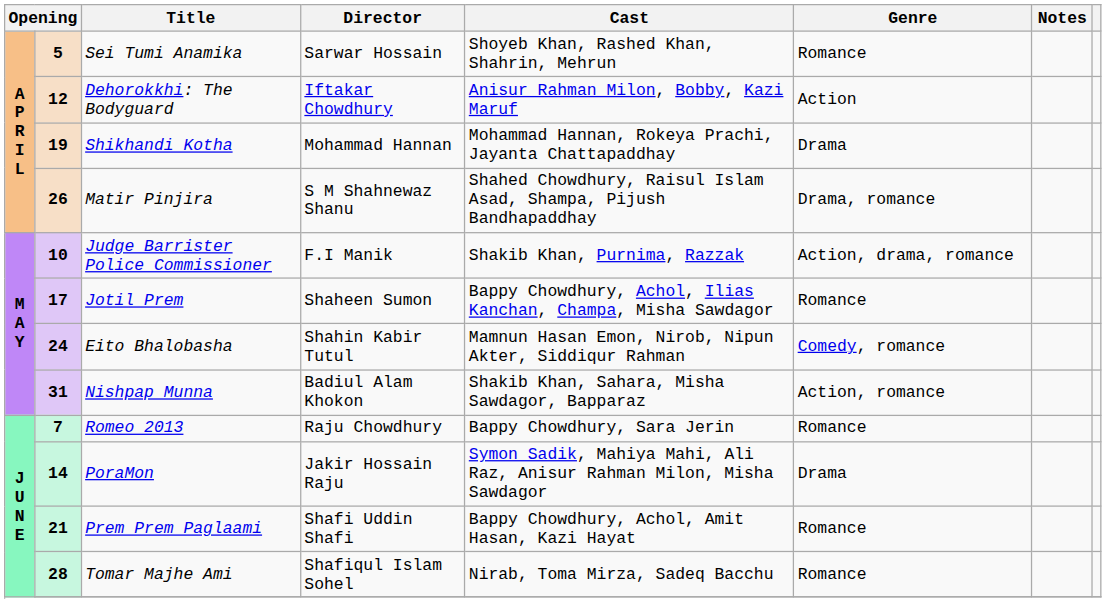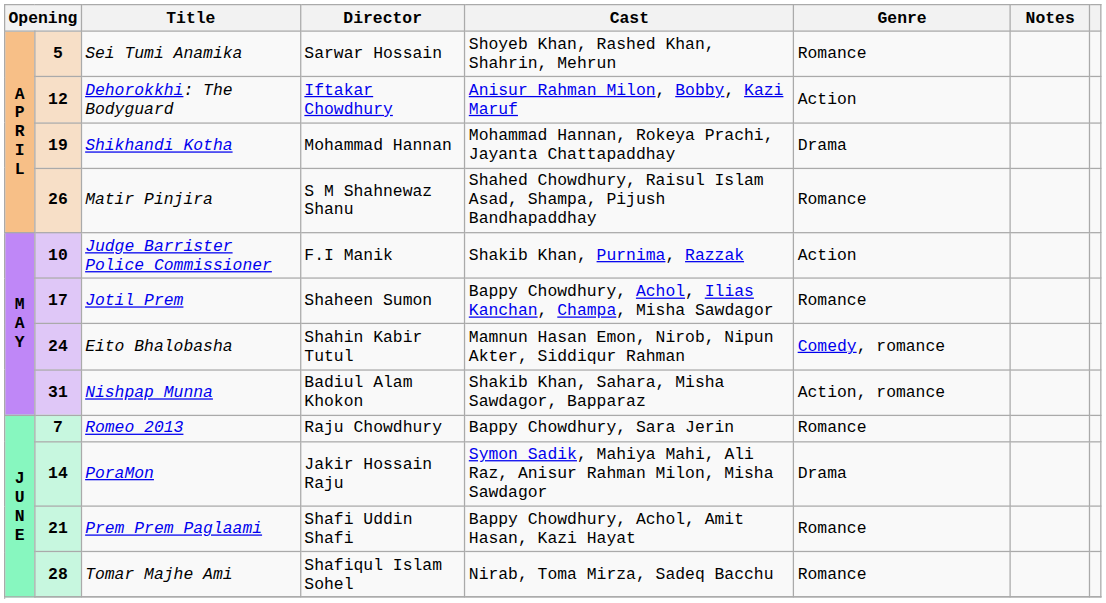(866, 200) Drama, romance -> (832, 200) Romance
(906, 255) Action, drama, romance -> (827, 255) Action
